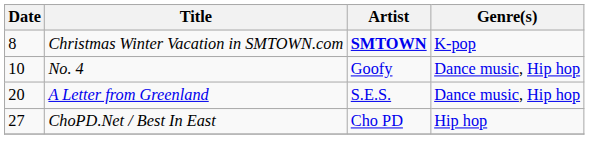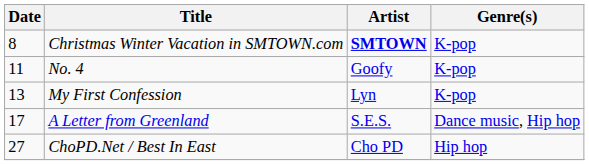(16, 69) 10 -> (16, 69) 11
(507, 69) Dance music, Hip hop -> (455, 69) K-pop
+ row: (115, 95)
(16, 95) 20 -> (16, 120) 17
